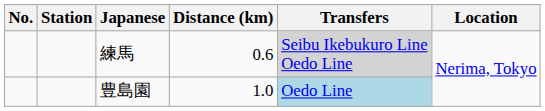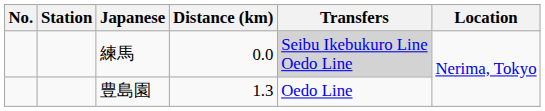(263, 53) 0.6 -> (263, 53) 0.0
(263, 91) 1.0 -> (263, 91) 1.3
(317, 91) lightblue background -> (317, 91) no background
